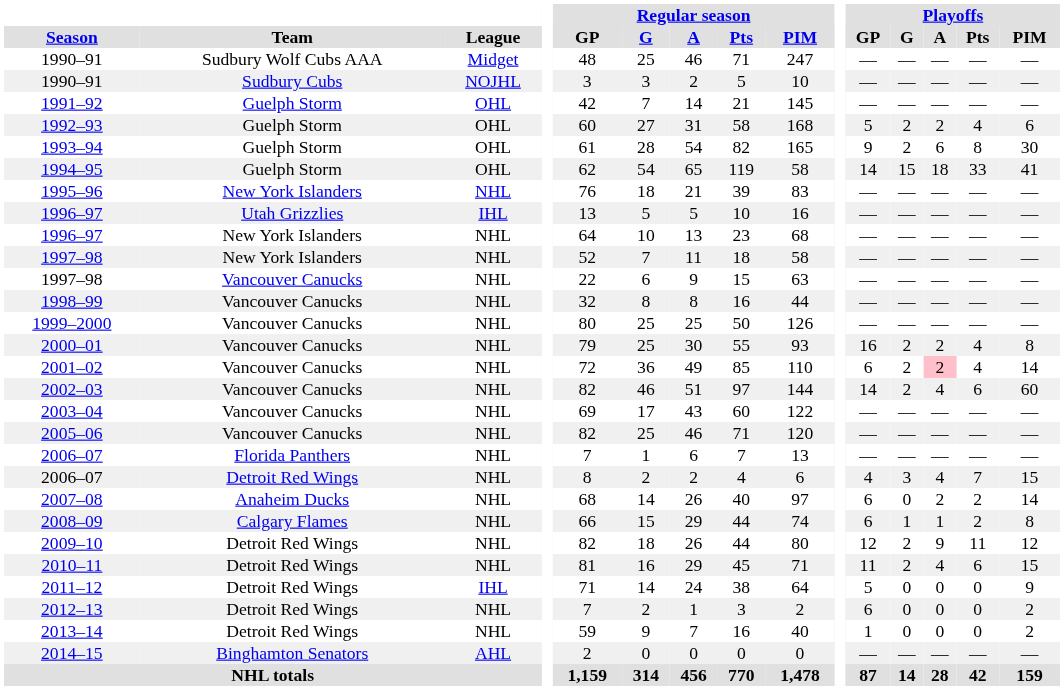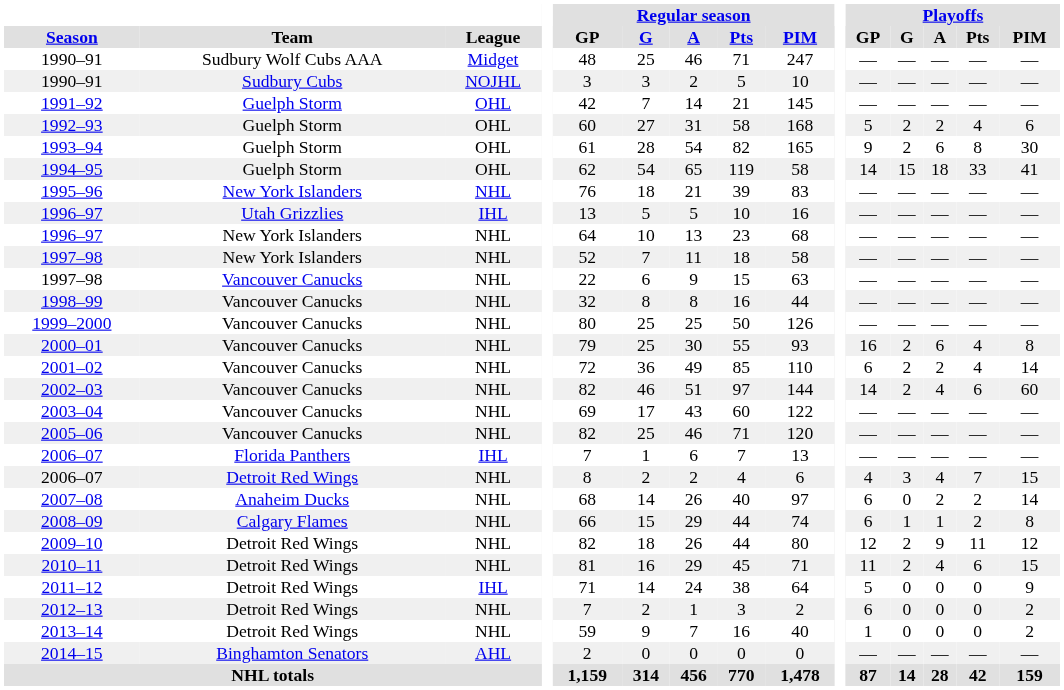(940, 344) 2 -> (940, 344) 6
(940, 366) pink background -> (940, 366) no background
(493, 454) NHL -> (493, 454) IHL
